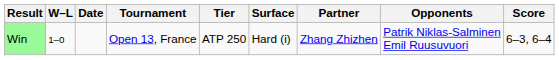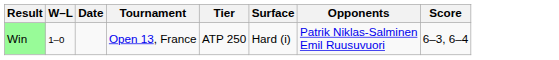- column: (339, 13)
